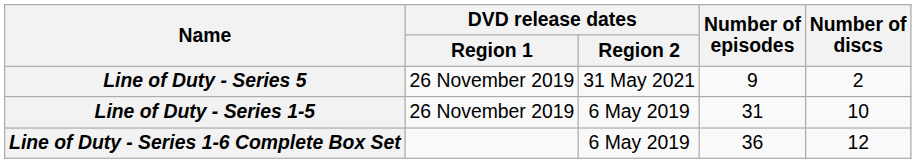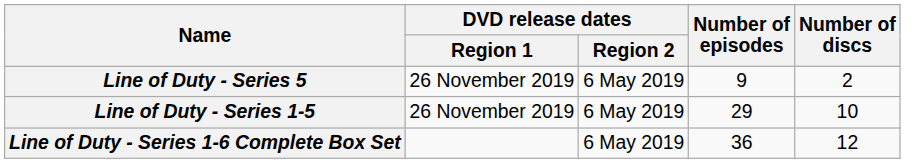(639, 81) 31 May 2021 -> (634, 81) 6 May 2019
(752, 111) 31 -> (742, 111) 29
